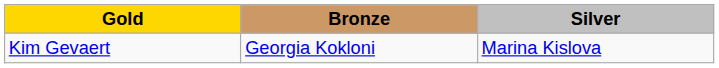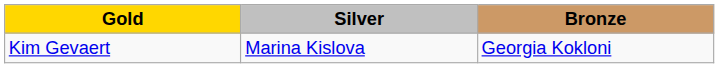columns swapped: (596, 18) <-> (359, 18)
